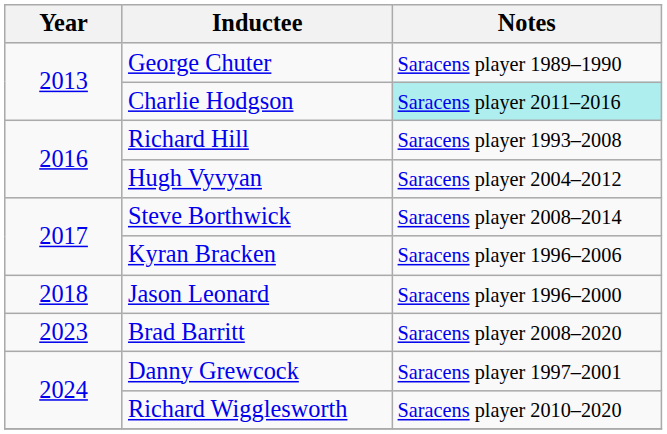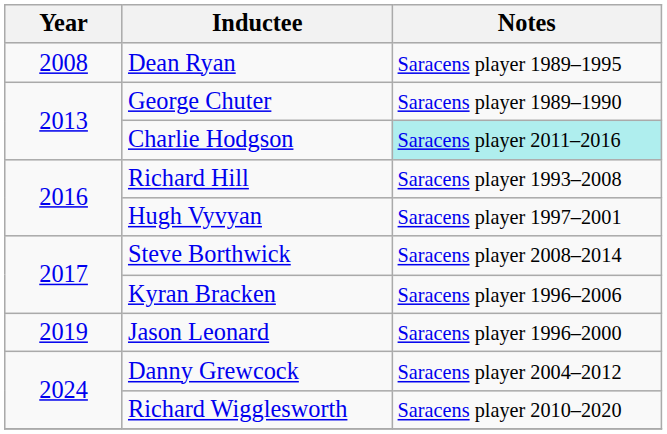+ row: (182, 62)
(510, 179) Saracens player 2004–2012 -> (510, 218) Saracens player 1997–2001
(64, 293) 2018 -> (64, 332) 2019
- row: (186, 332)
(510, 372) Saracens player 1997–2001 -> (510, 372) Saracens player 2004–2012
